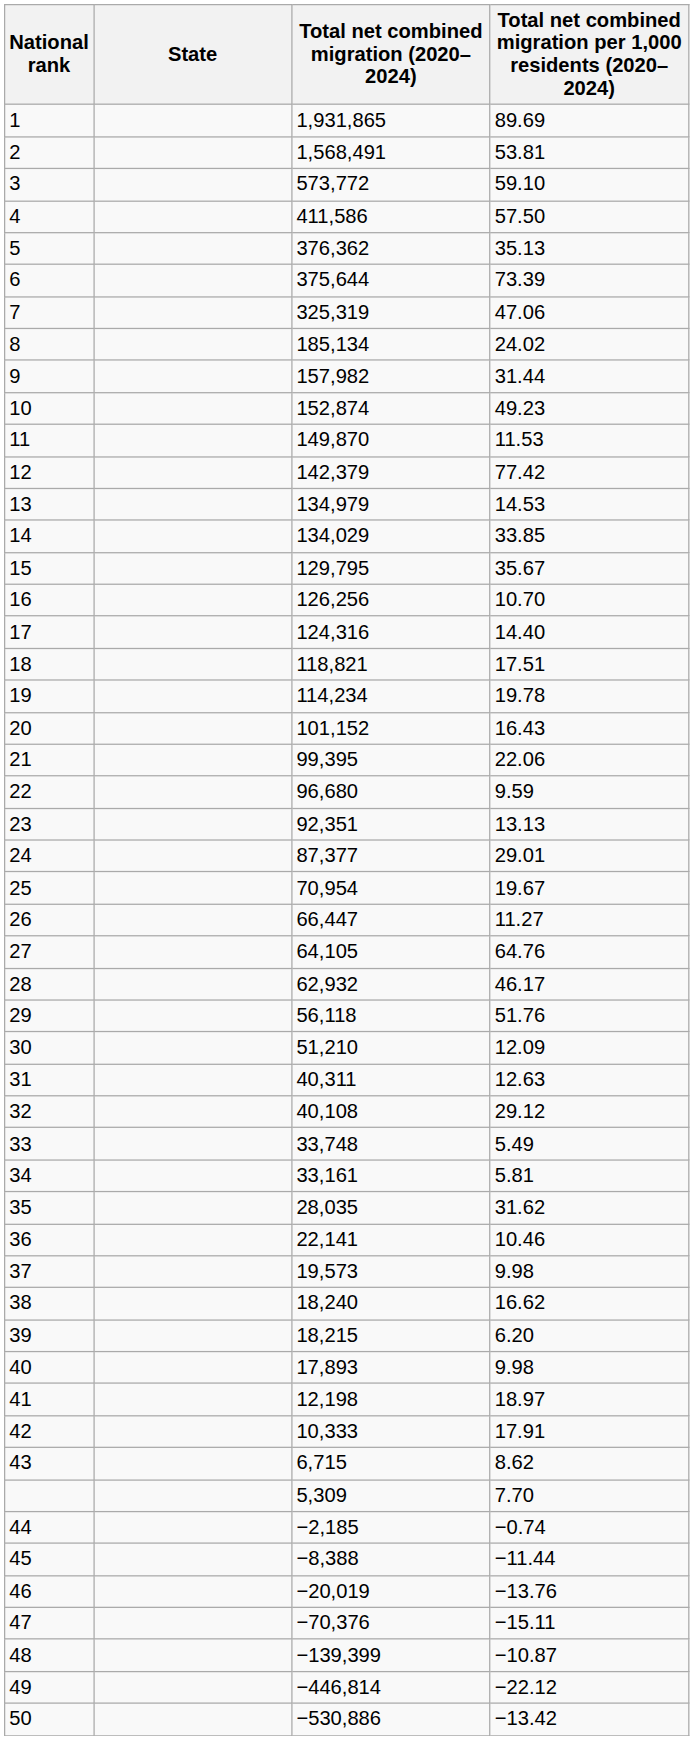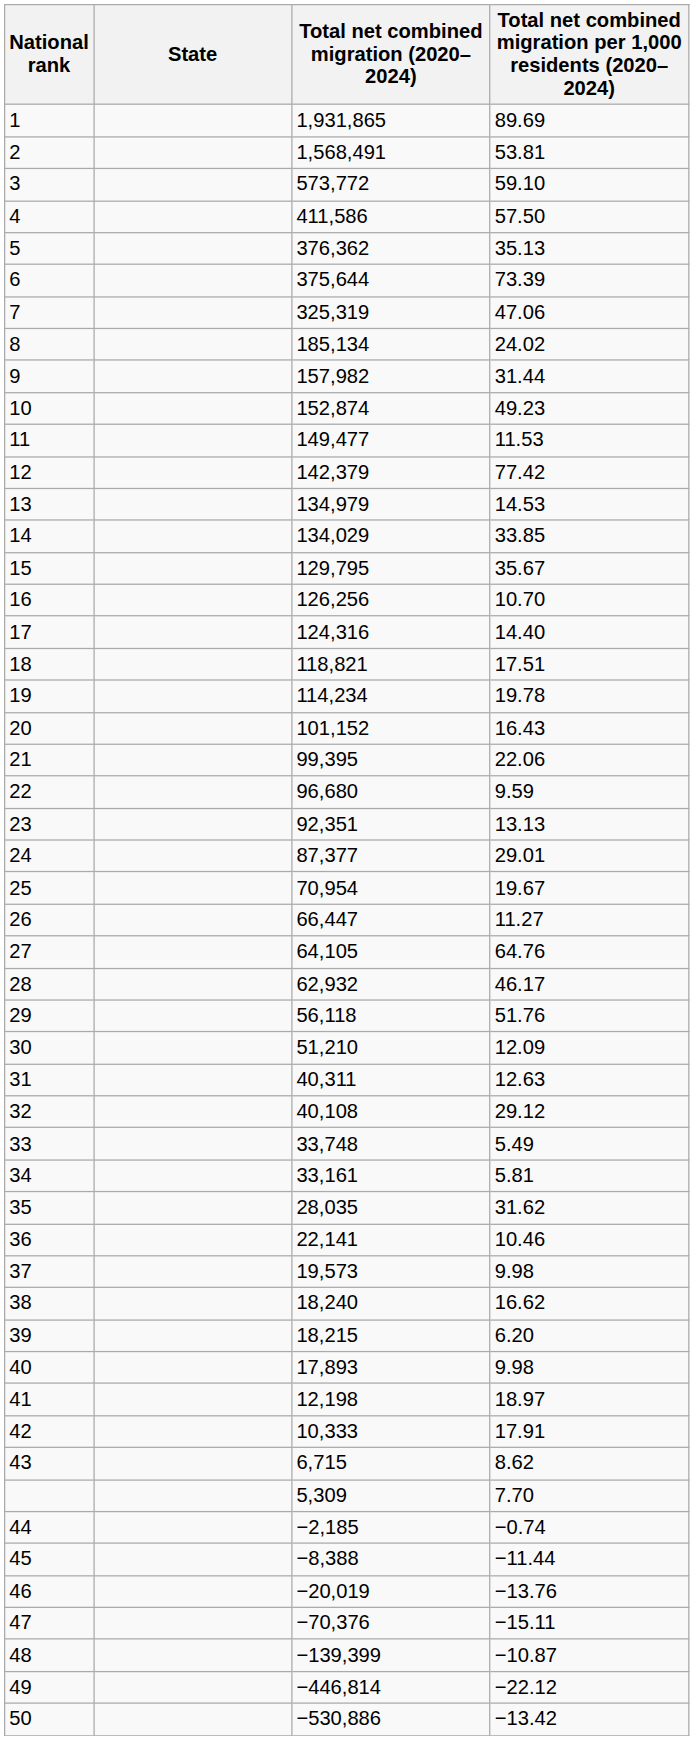(333, 440) 149,870 -> (333, 440) 149,477
